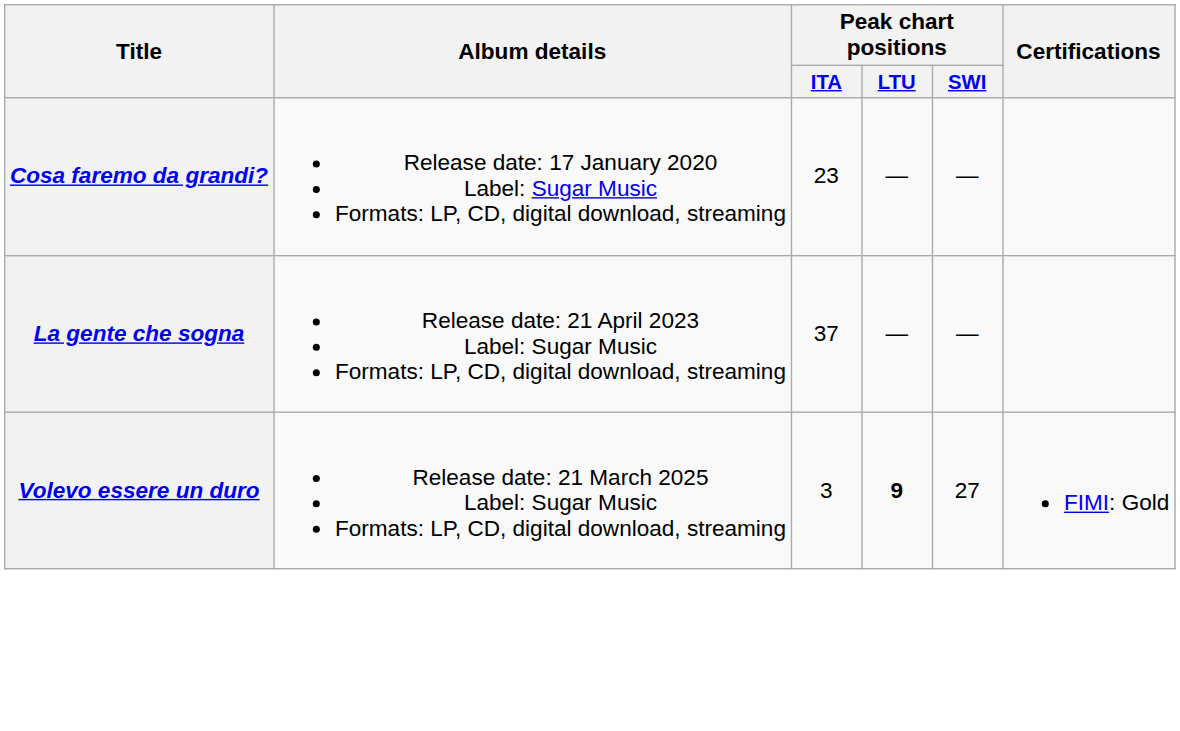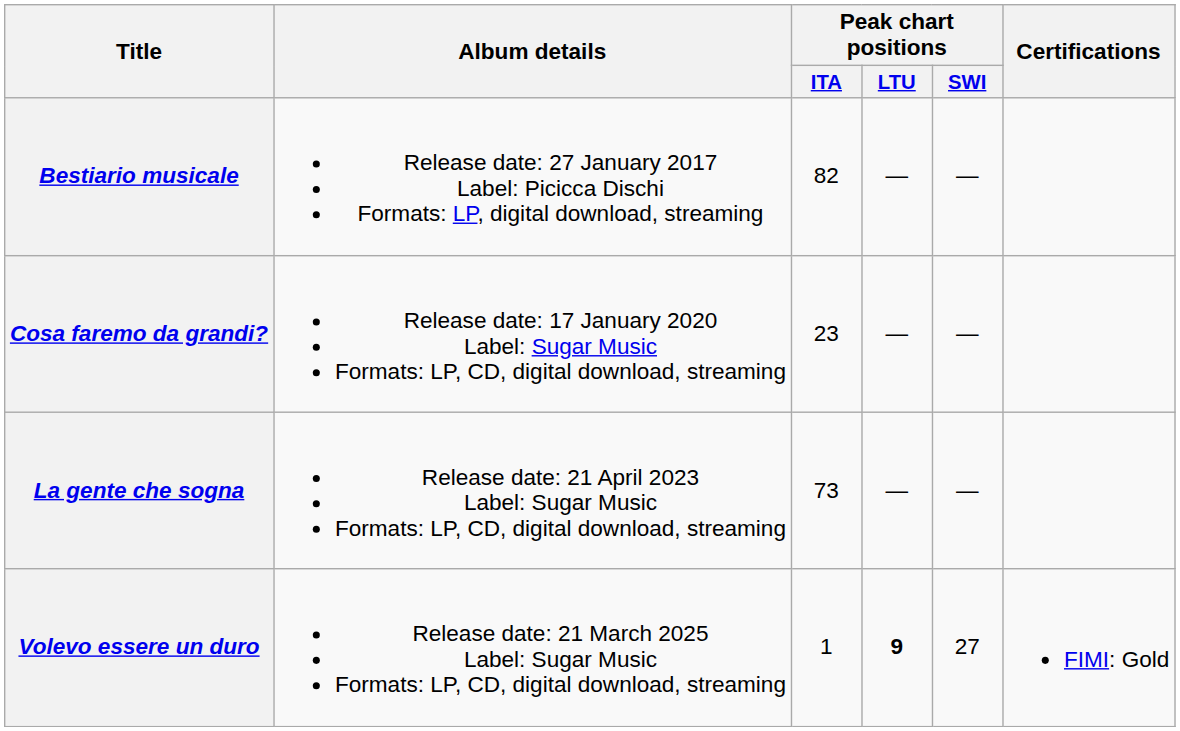+ row: (139, 176)
(826, 333) 37 -> (826, 490) 73
(826, 490) 3 -> (826, 647) 1
